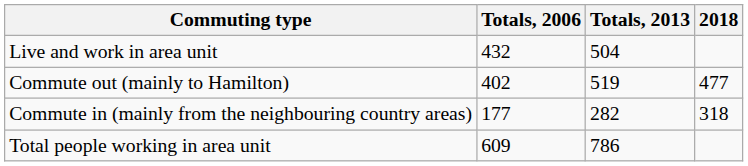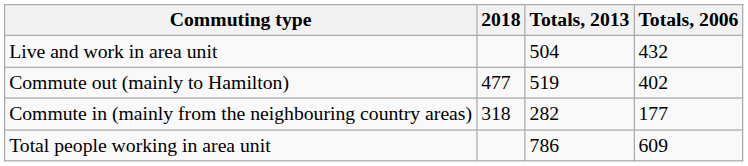columns swapped: (531, 20) <-> (719, 20)
